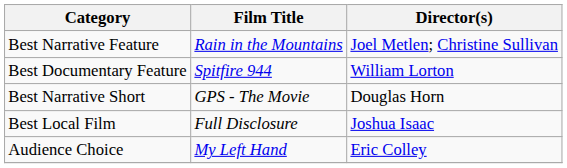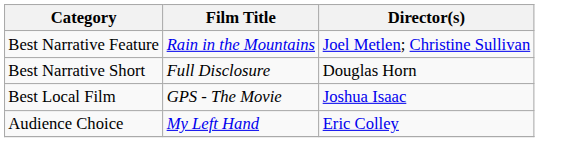- row: (98, 70)
(252, 96) GPS - The Movie -> (218, 70) Full Disclosure
(246, 123) Full Disclosure -> (224, 96) GPS - The Movie
